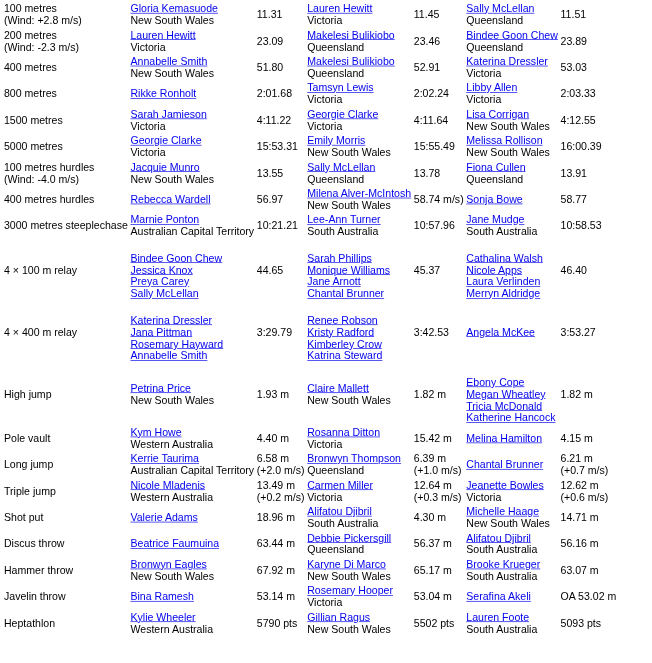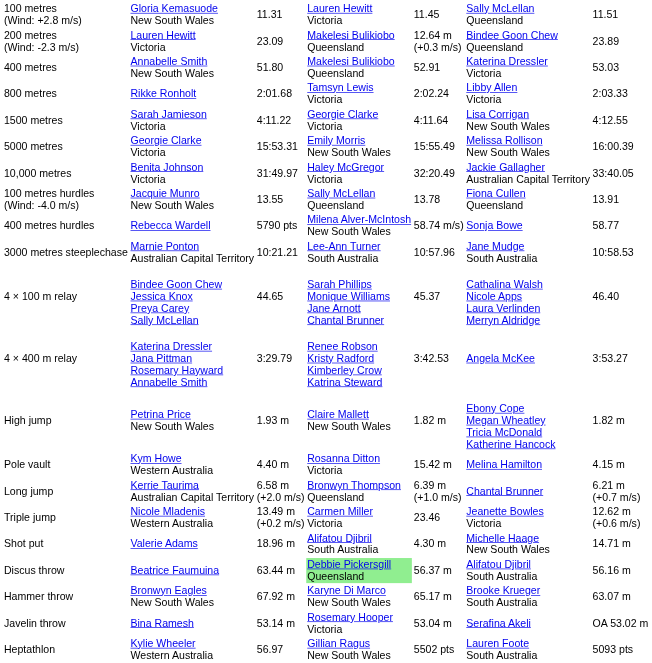(427, 41) 23.46 -> (438, 41) 12.64 m (+0.3 m/s)
+ row: (38, 173)
(270, 199) 56.97 -> (277, 226) 5790 pts
(438, 491) 12.64 m (+0.3 m/s) -> (427, 517) 23.46
(349, 544) no background -> (349, 570) lightgreen background
(277, 623) 5790 pts -> (270, 649) 56.97
